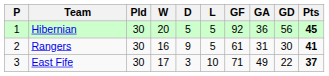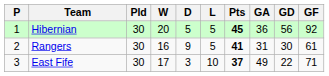columns swapped: (237, 12) <-> (311, 12)
